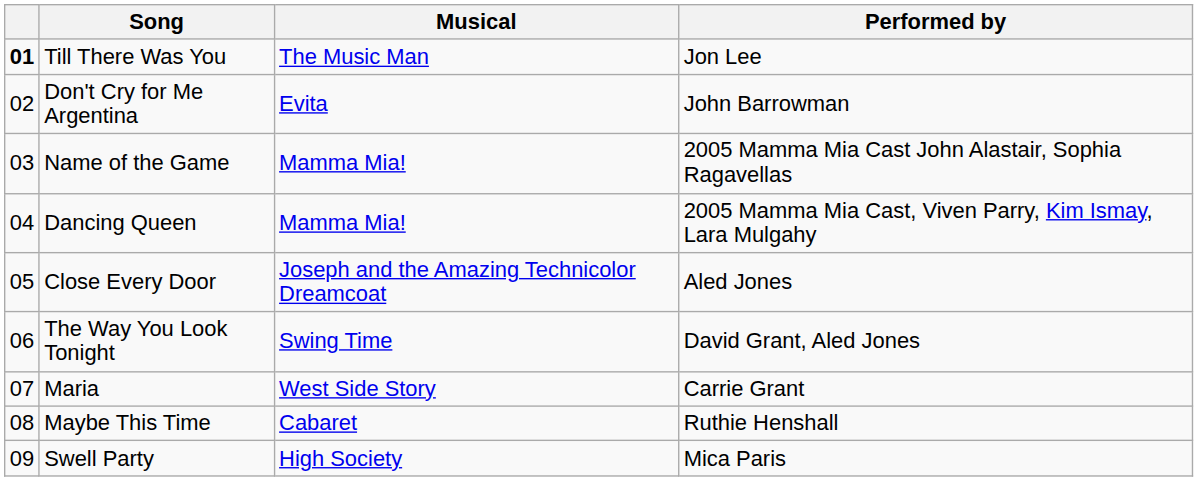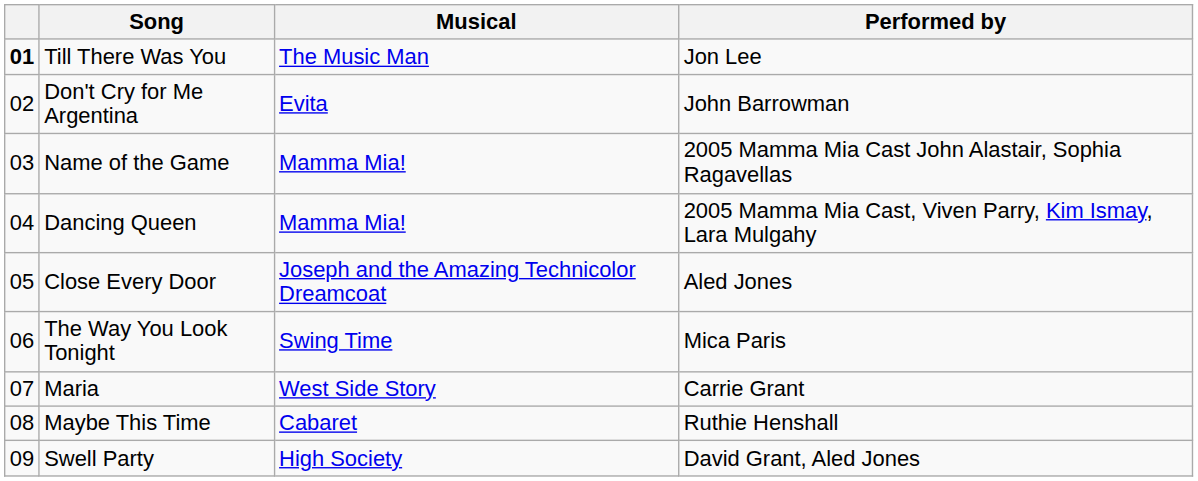(802, 341) David Grant, Aled Jones -> (735, 341) Mica Paris
(735, 458) Mica Paris -> (802, 458) David Grant, Aled Jones
